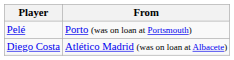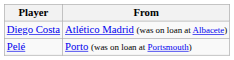rows swapped: (16, 30) <-> (33, 47)
